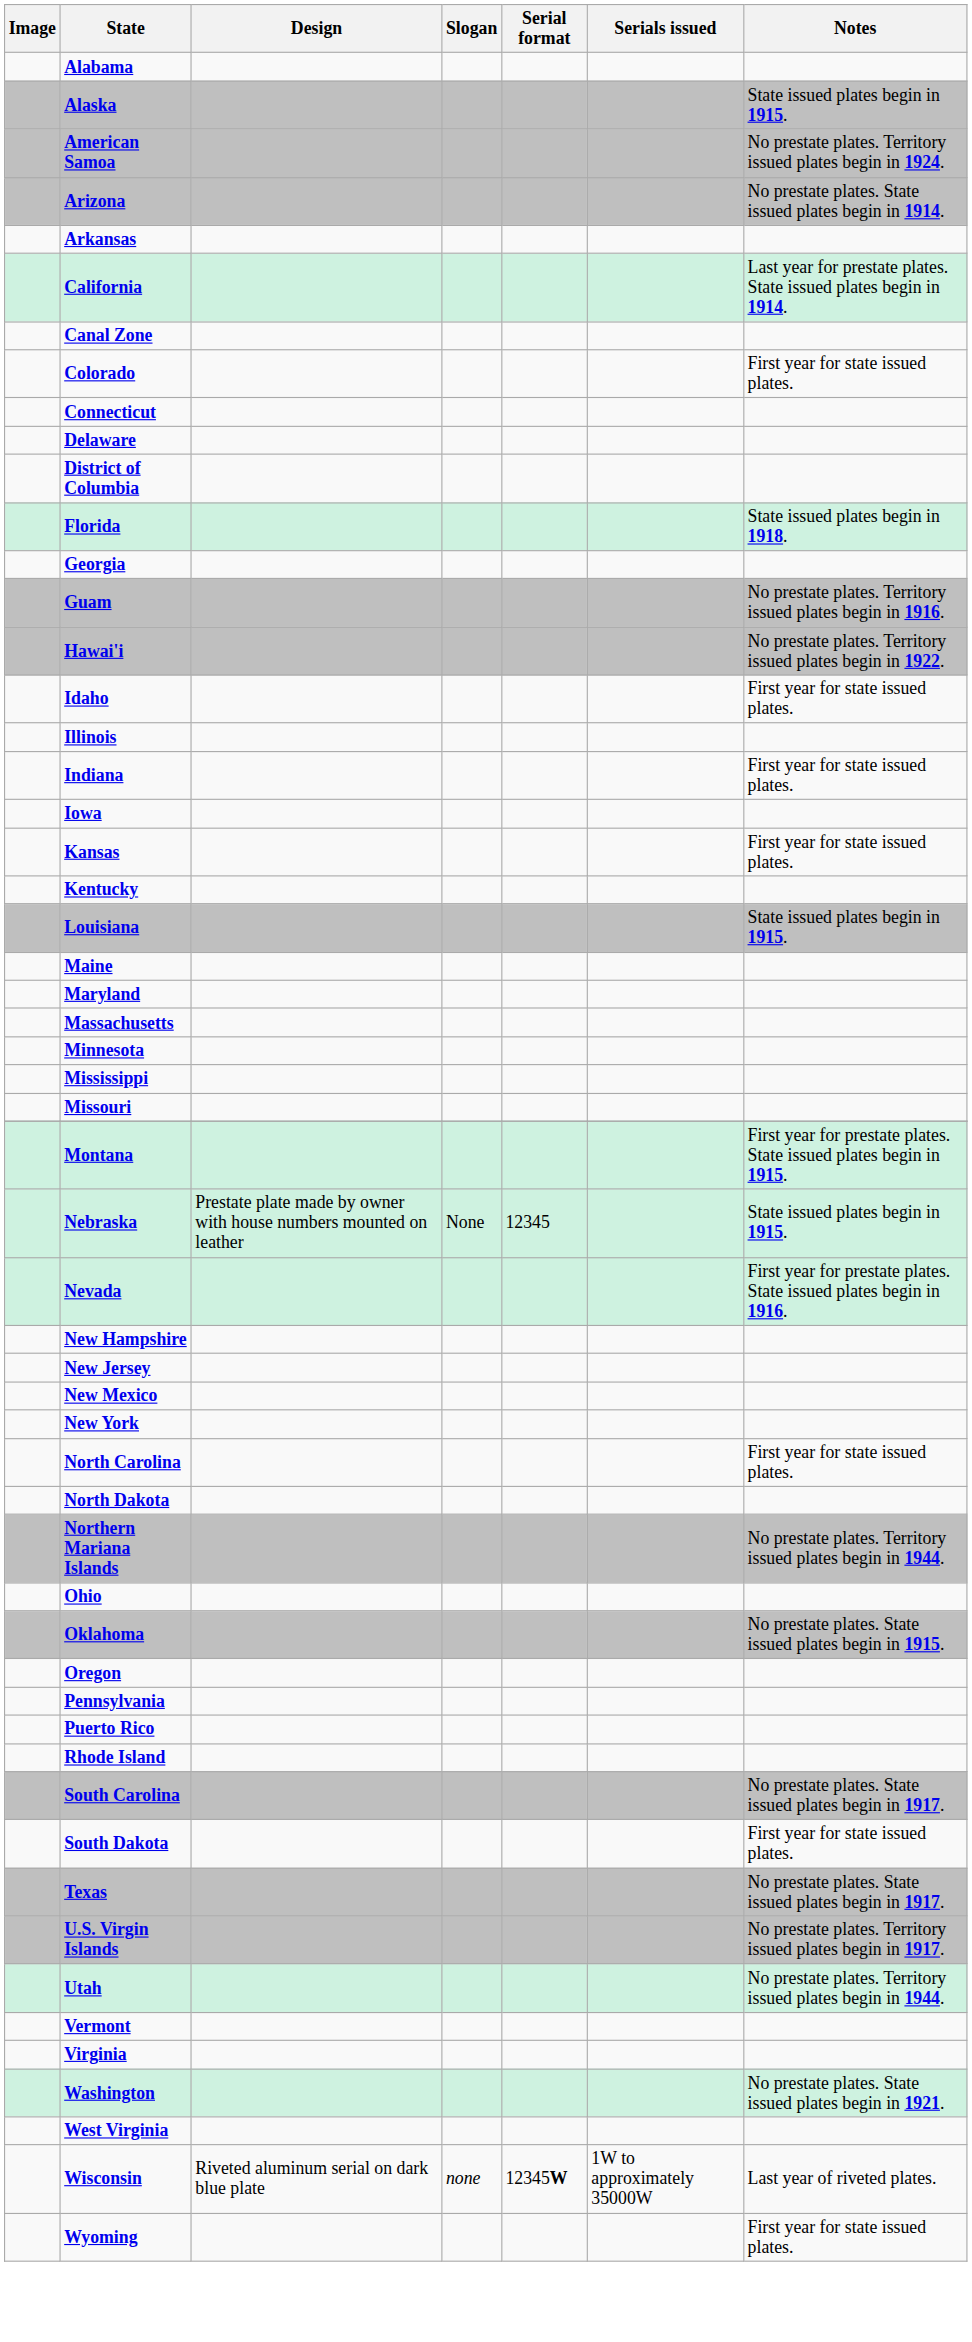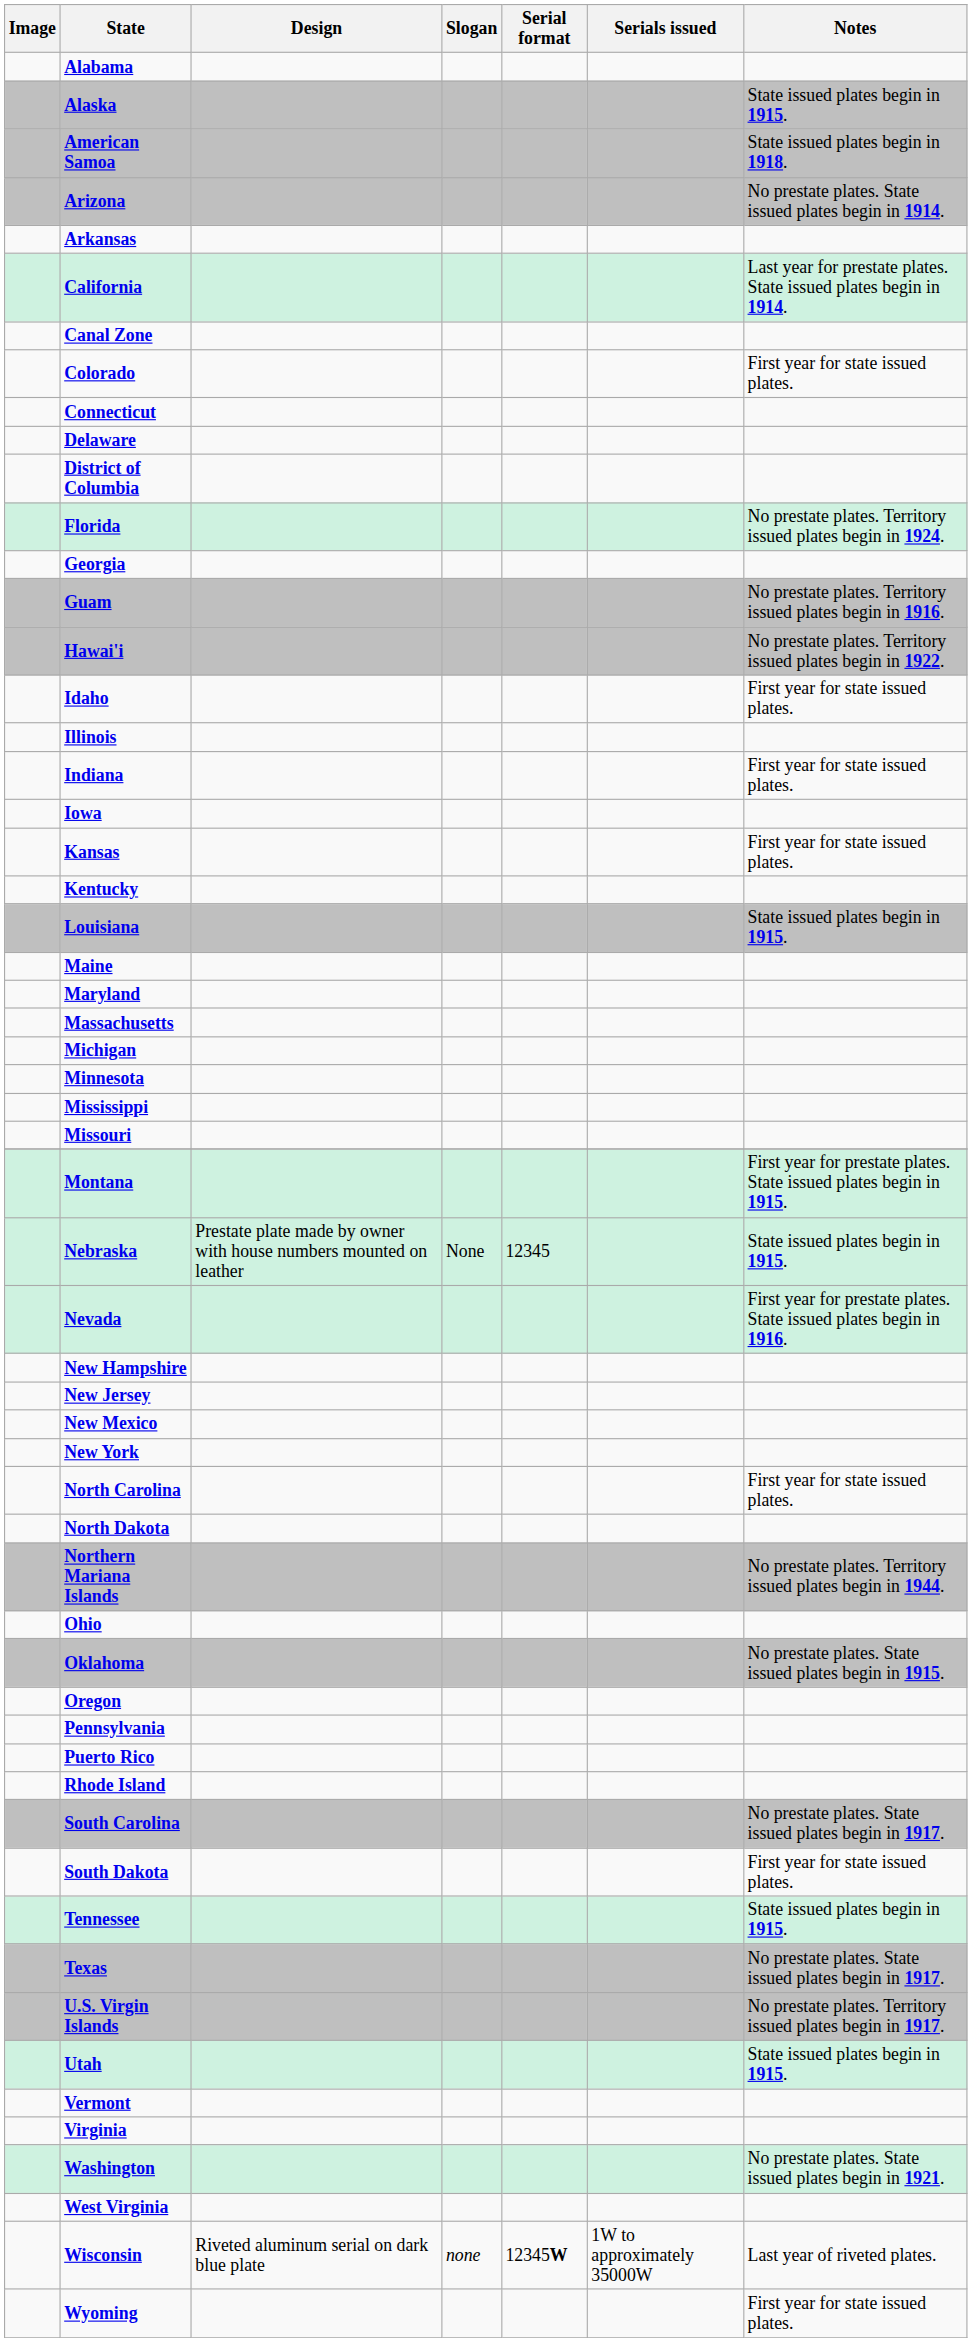(847, 153) No prestate plates. Territory issued plates begin in 1924. -> (844, 153) State issued plates begin in 1918.
(844, 526) State issued plates begin in 1918. -> (847, 526) No prestate plates. Territory issued plates begin in 1924.
+ row: (100, 1050)
+ row: (102, 1920)
(847, 1988) No prestate plates. Territory issued plates begin in 1944. -> (844, 2064) State issued plates begin in 1915.
